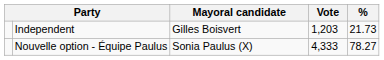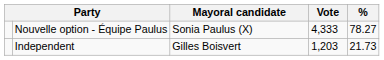rows swapped: (91, 47) <-> (45, 30)
